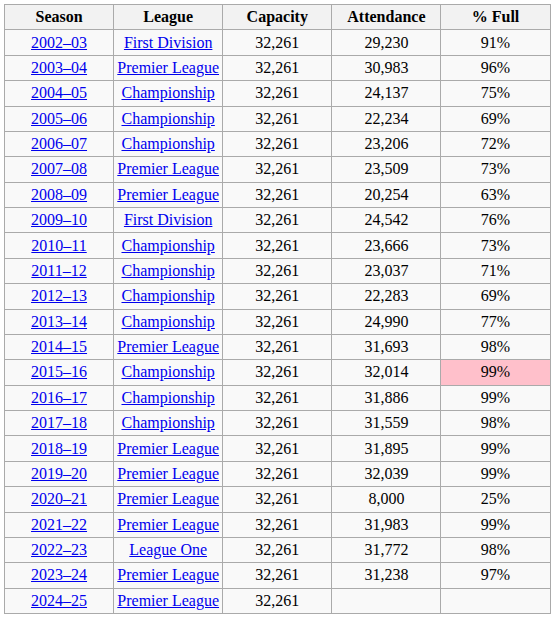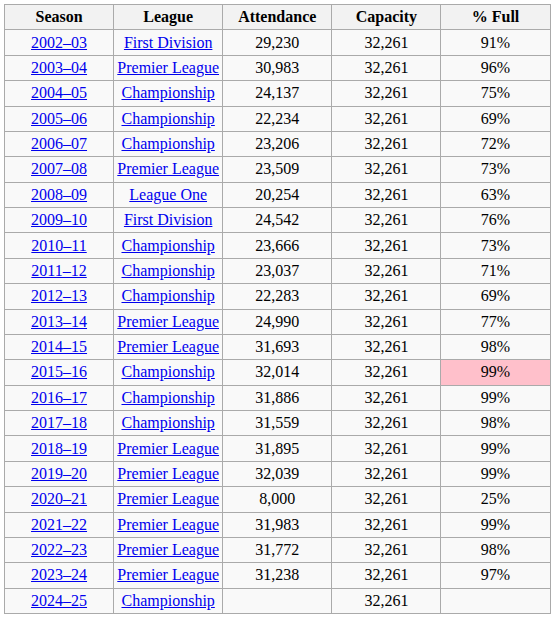columns swapped: (277, 17) <-> (386, 17)
(168, 194) Premier League -> (168, 194) League One
(168, 321) Championship -> (168, 321) Premier League
(168, 550) League One -> (168, 550) Premier League
(168, 600) Premier League -> (168, 600) Championship
